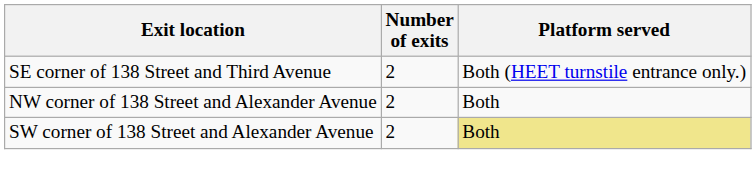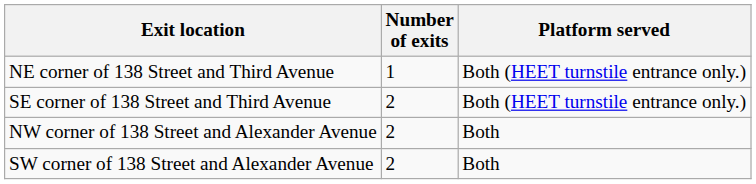+ row: (172, 71)
(481, 132) khaki background -> (481, 163) no background
